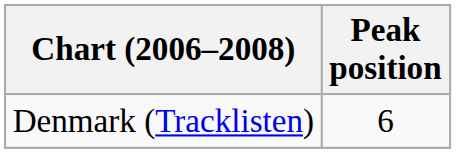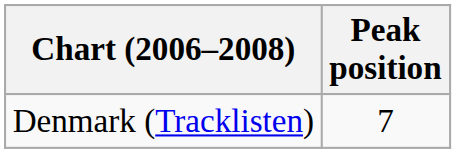(385, 120) 6 -> (385, 120) 7
